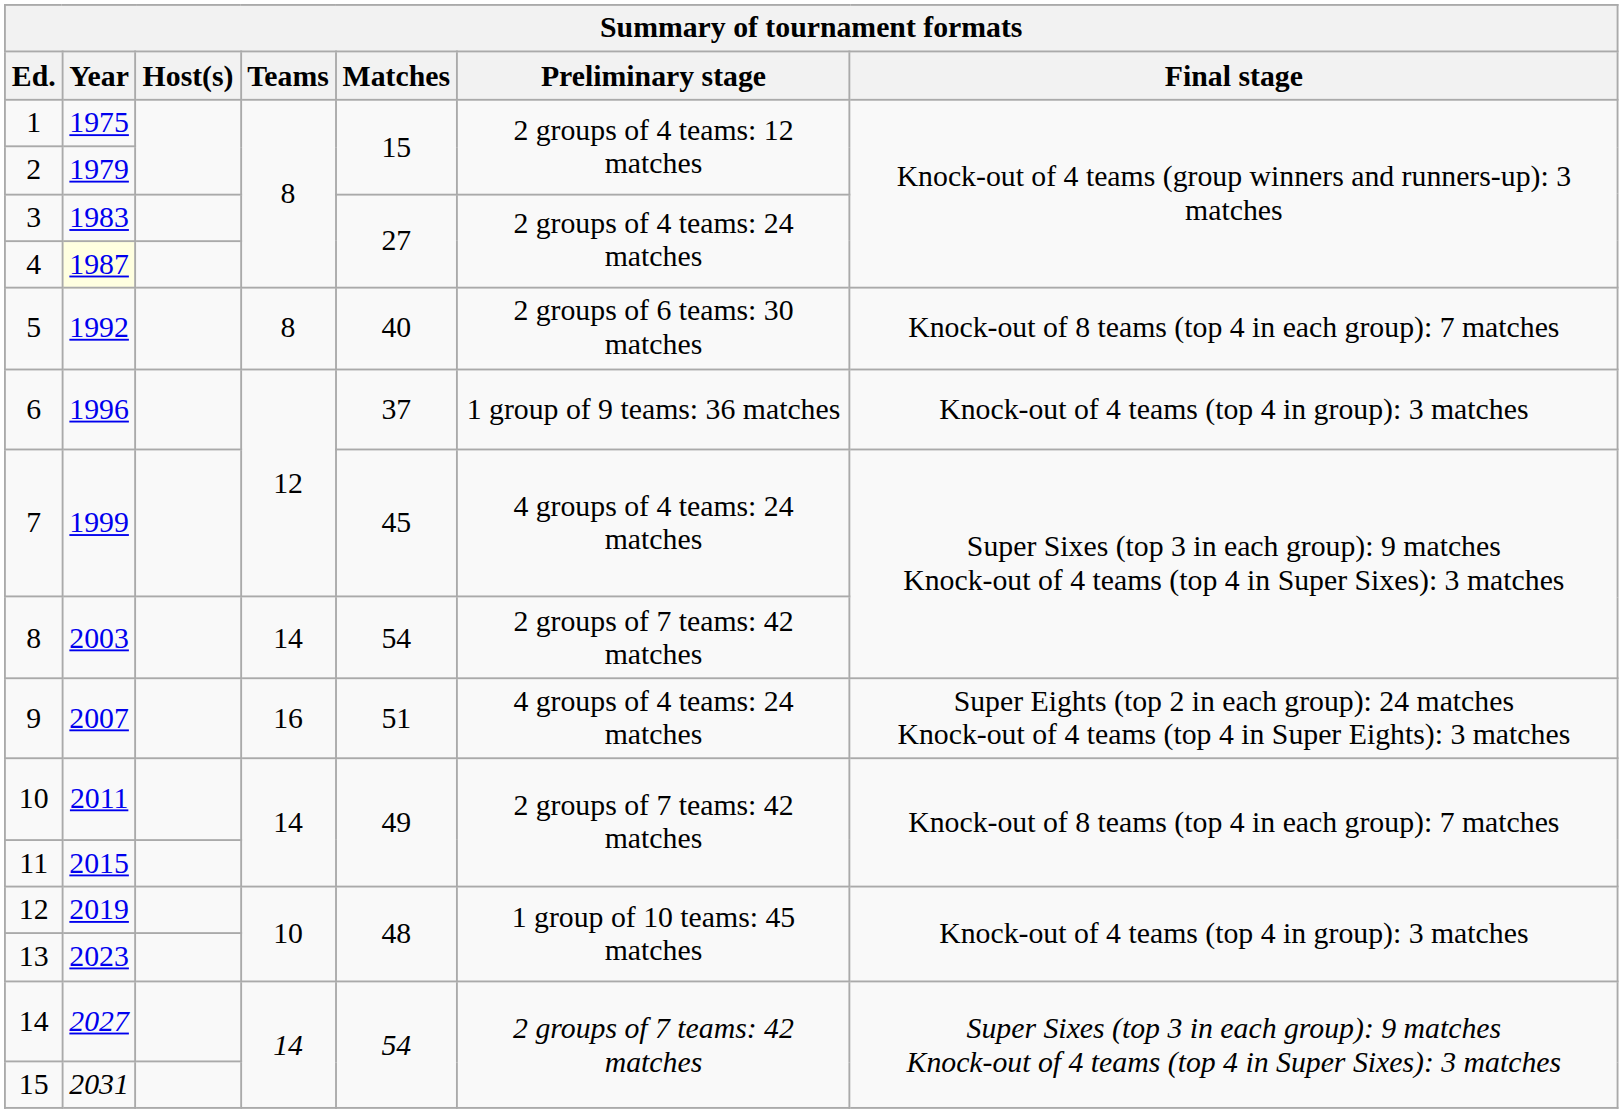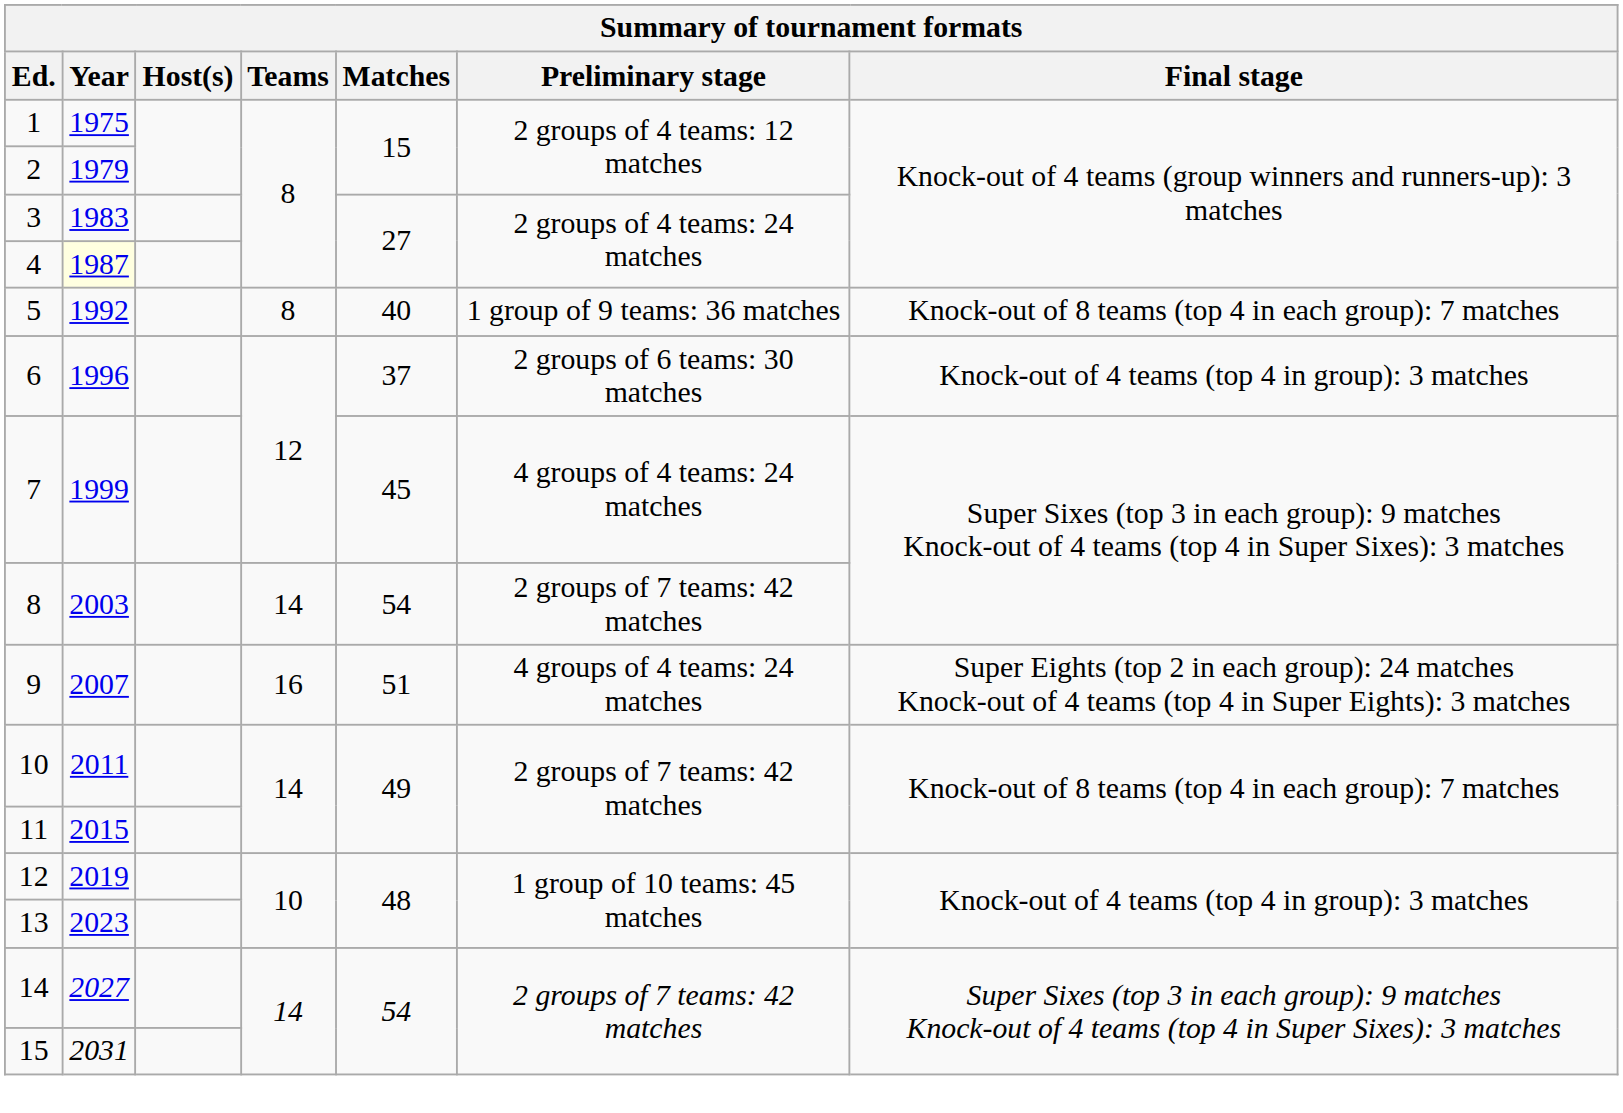(653, 328) 2 groups of 6 teams: 30 matches -> (653, 311) 1 group of 9 teams: 36 matches
(653, 408) 1 group of 9 teams: 36 matches -> (653, 375) 2 groups of 6 teams: 30 matches
